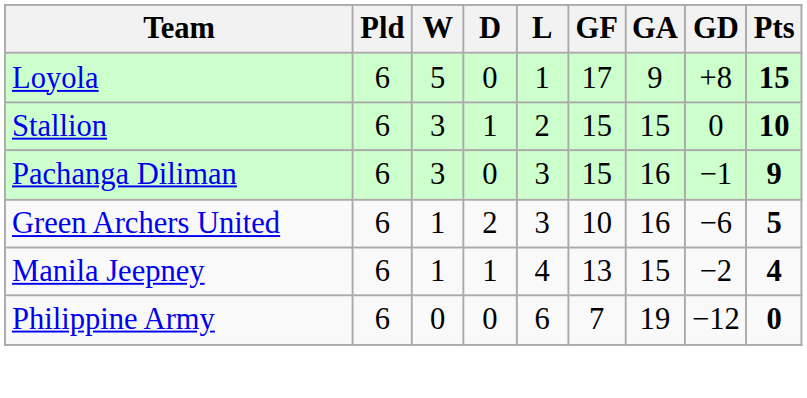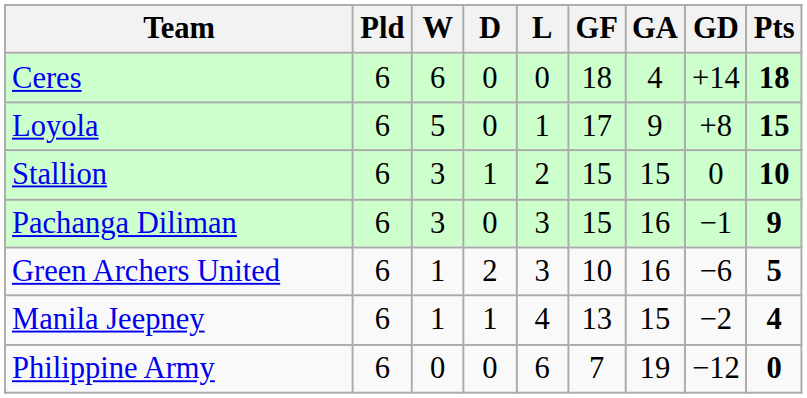+ row: (47, 77)
